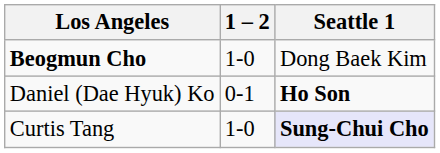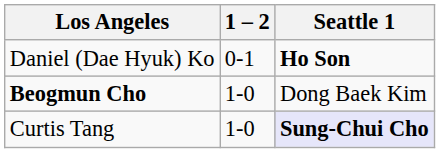rows swapped: (78, 57) <-> (112, 93)
